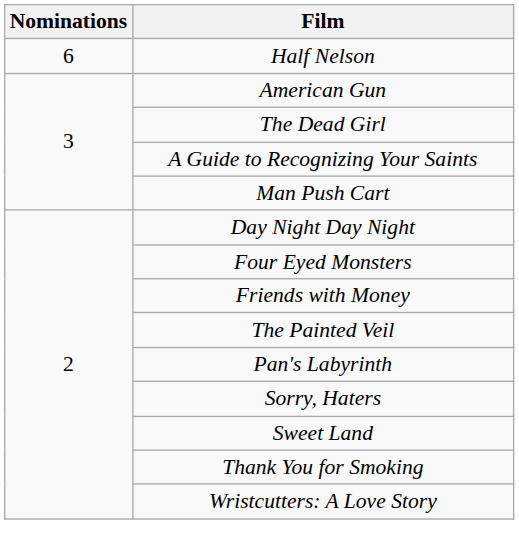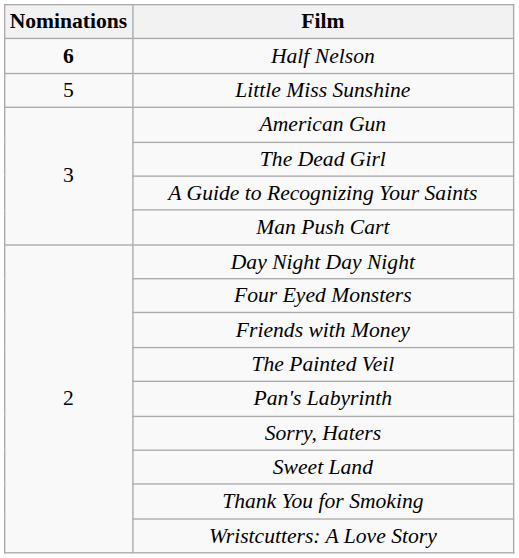(68, 55) normal -> (68, 55) bold
+ row: (323, 90)
